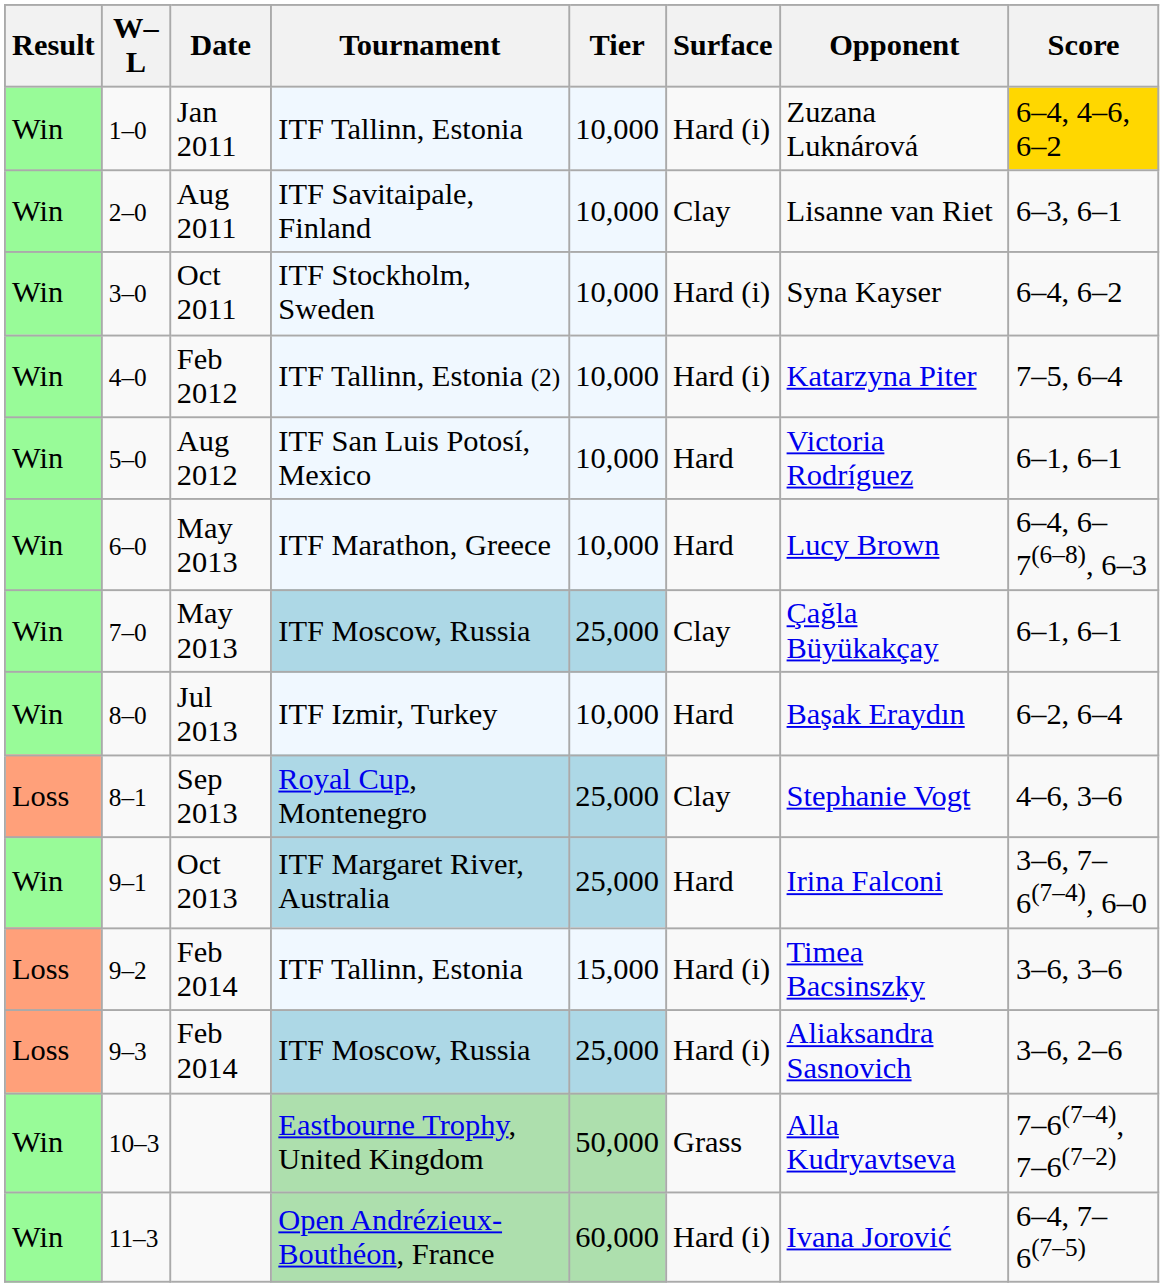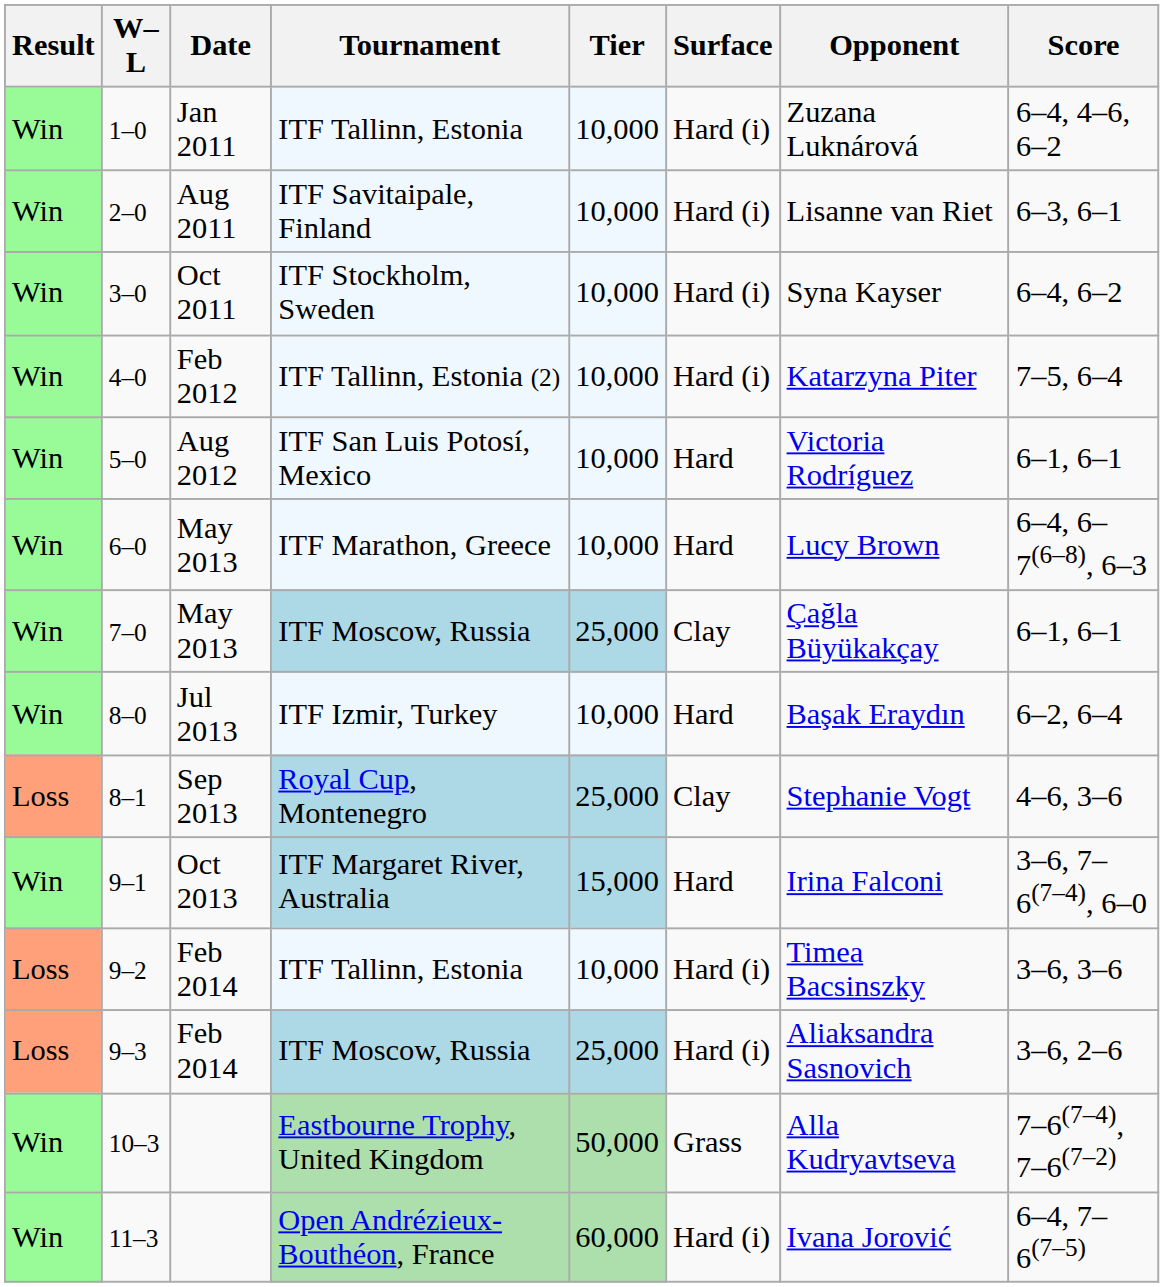(1073, 128) gold background -> (1073, 128) no background
(702, 210) Clay -> (721, 210) Hard (i)
(617, 882) 25,000 -> (617, 882) 15,000
(617, 968) 15,000 -> (617, 968) 10,000
